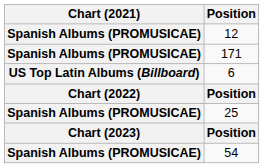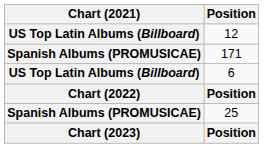(104, 34) Spanish Albums (PROMUSICAE) -> (104, 34) US Top Latin Albums (Billboard)
- row: (231, 152)
